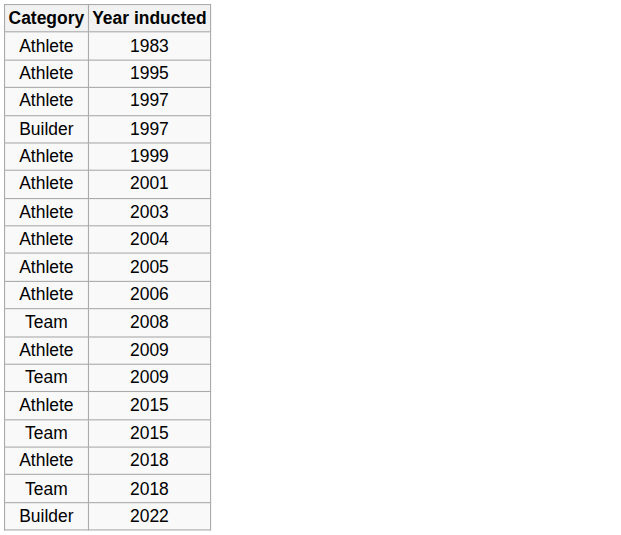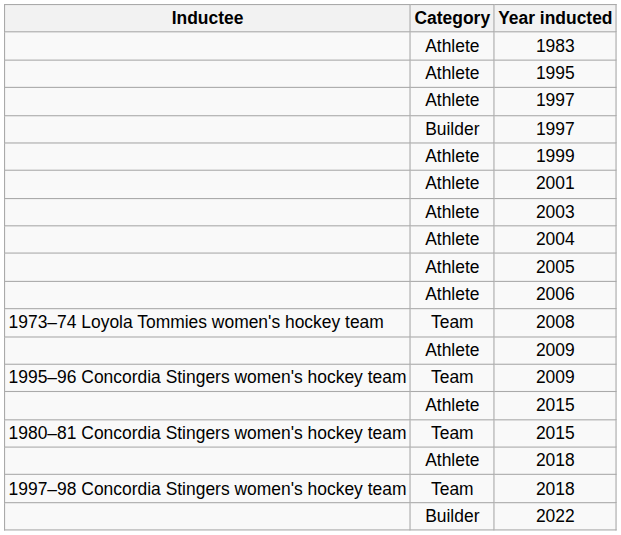+ column: (208, 18)
